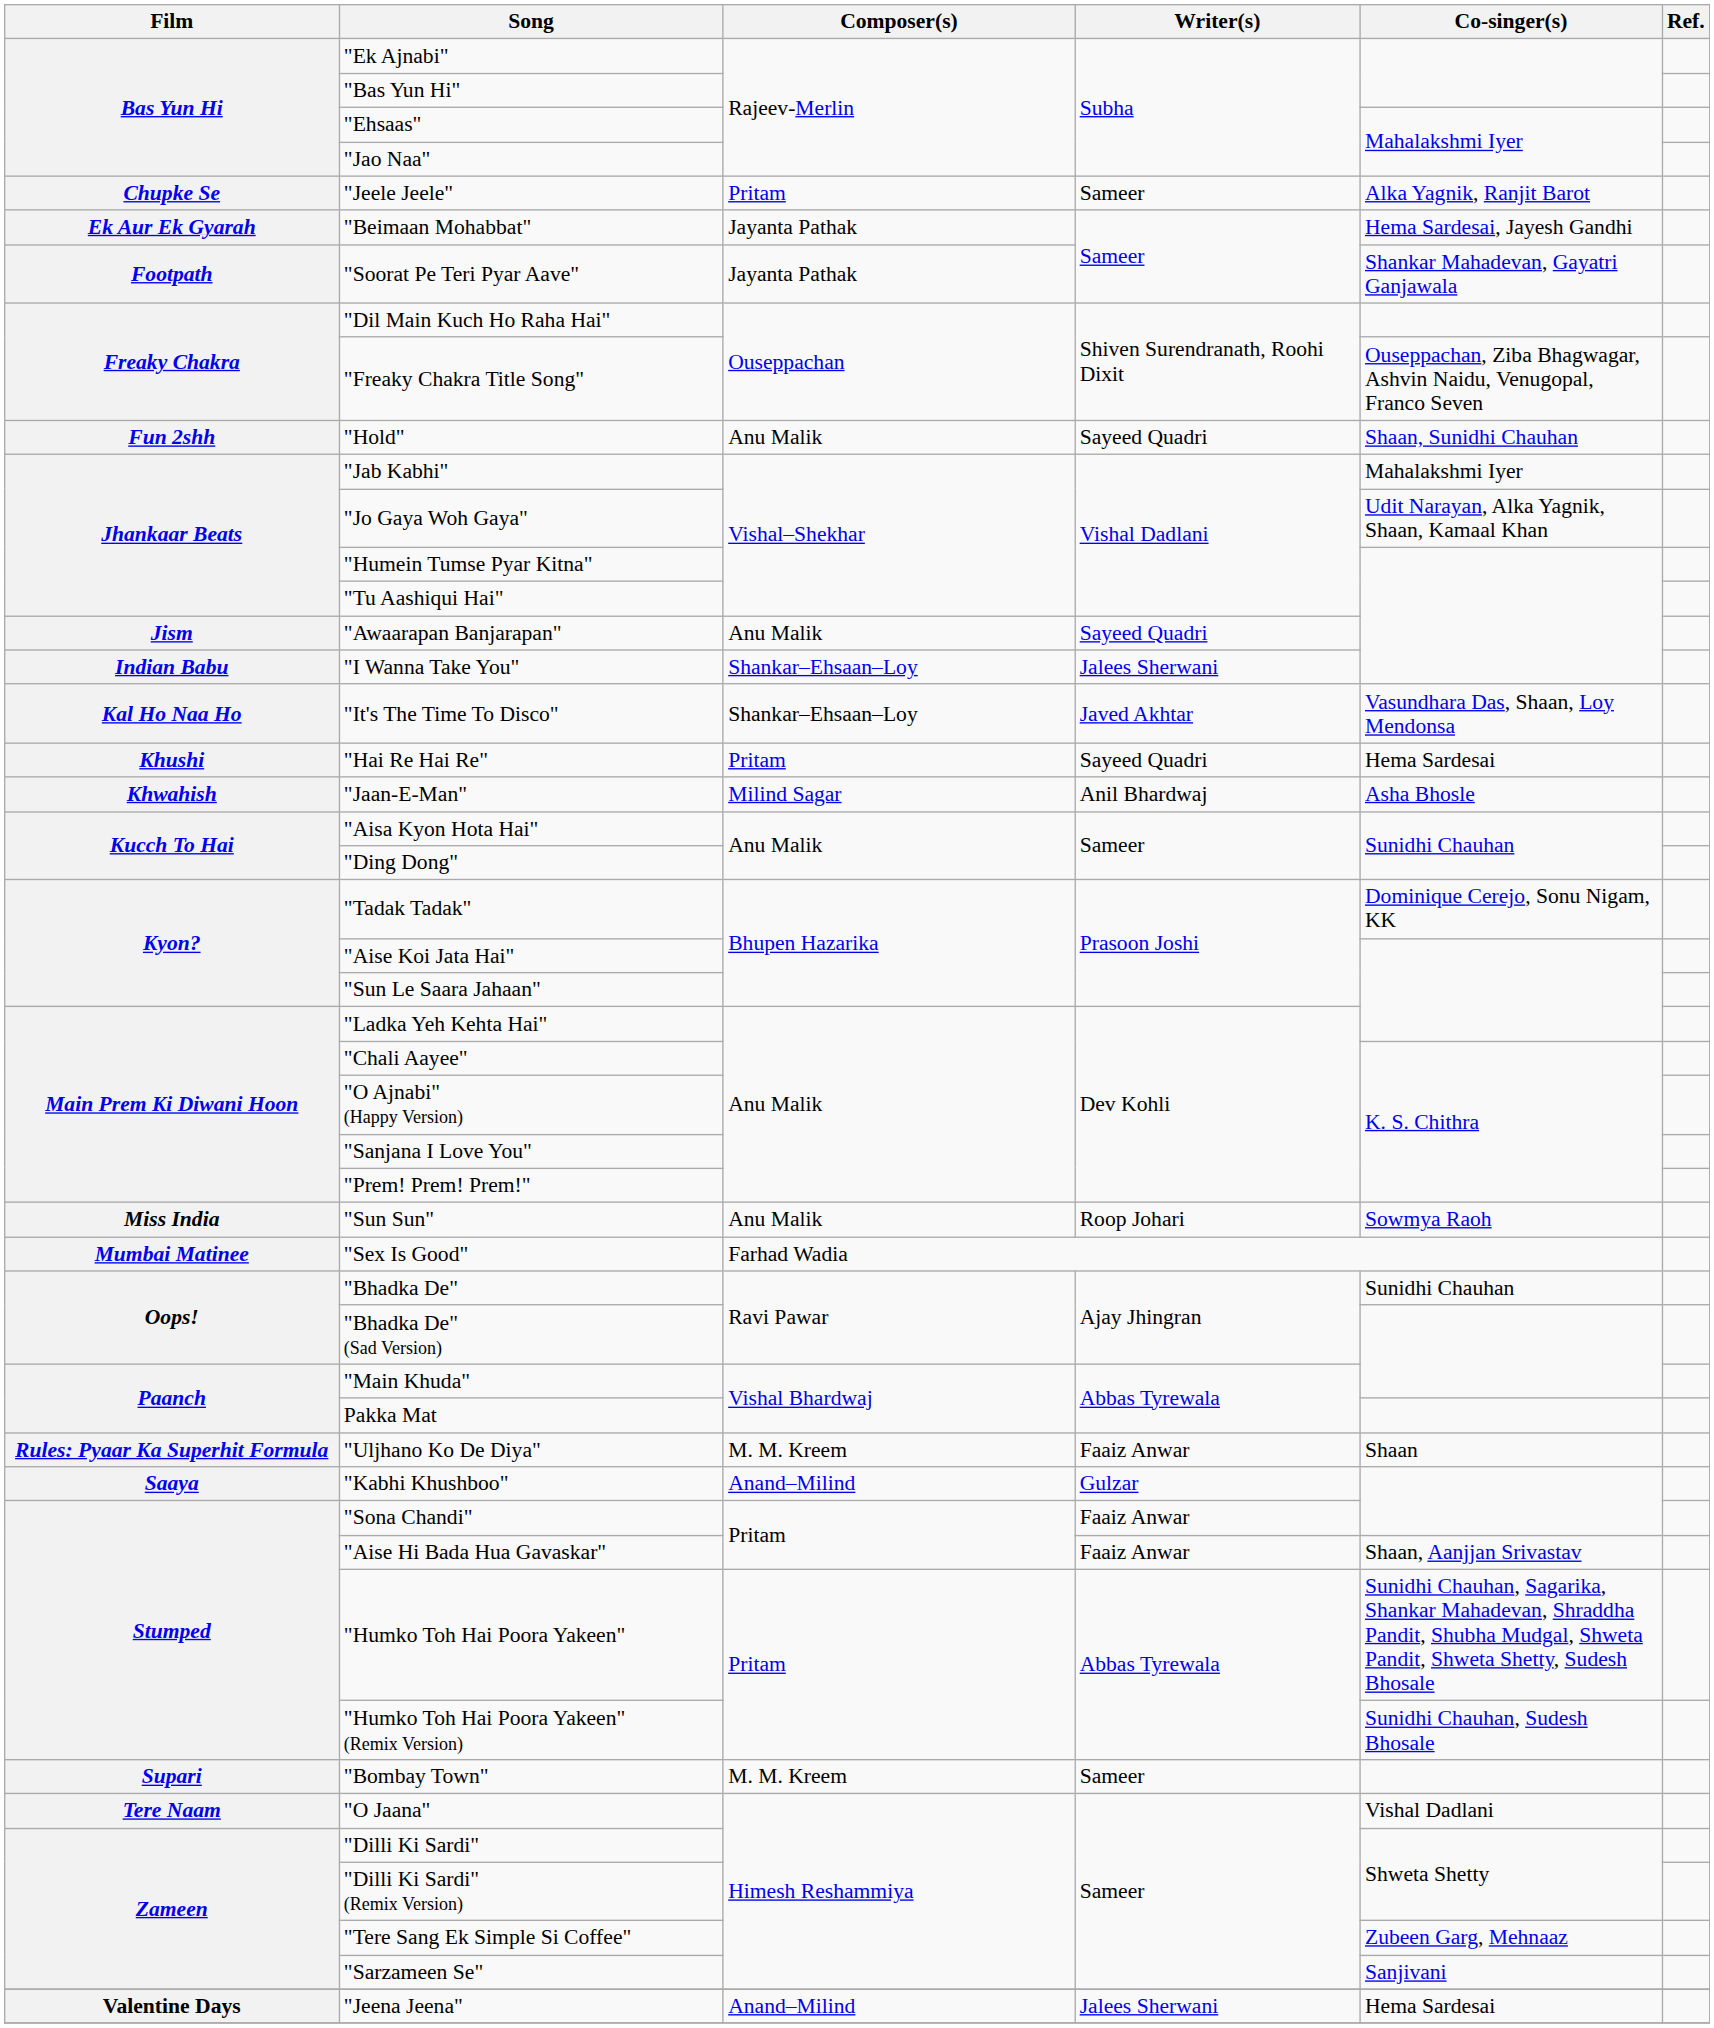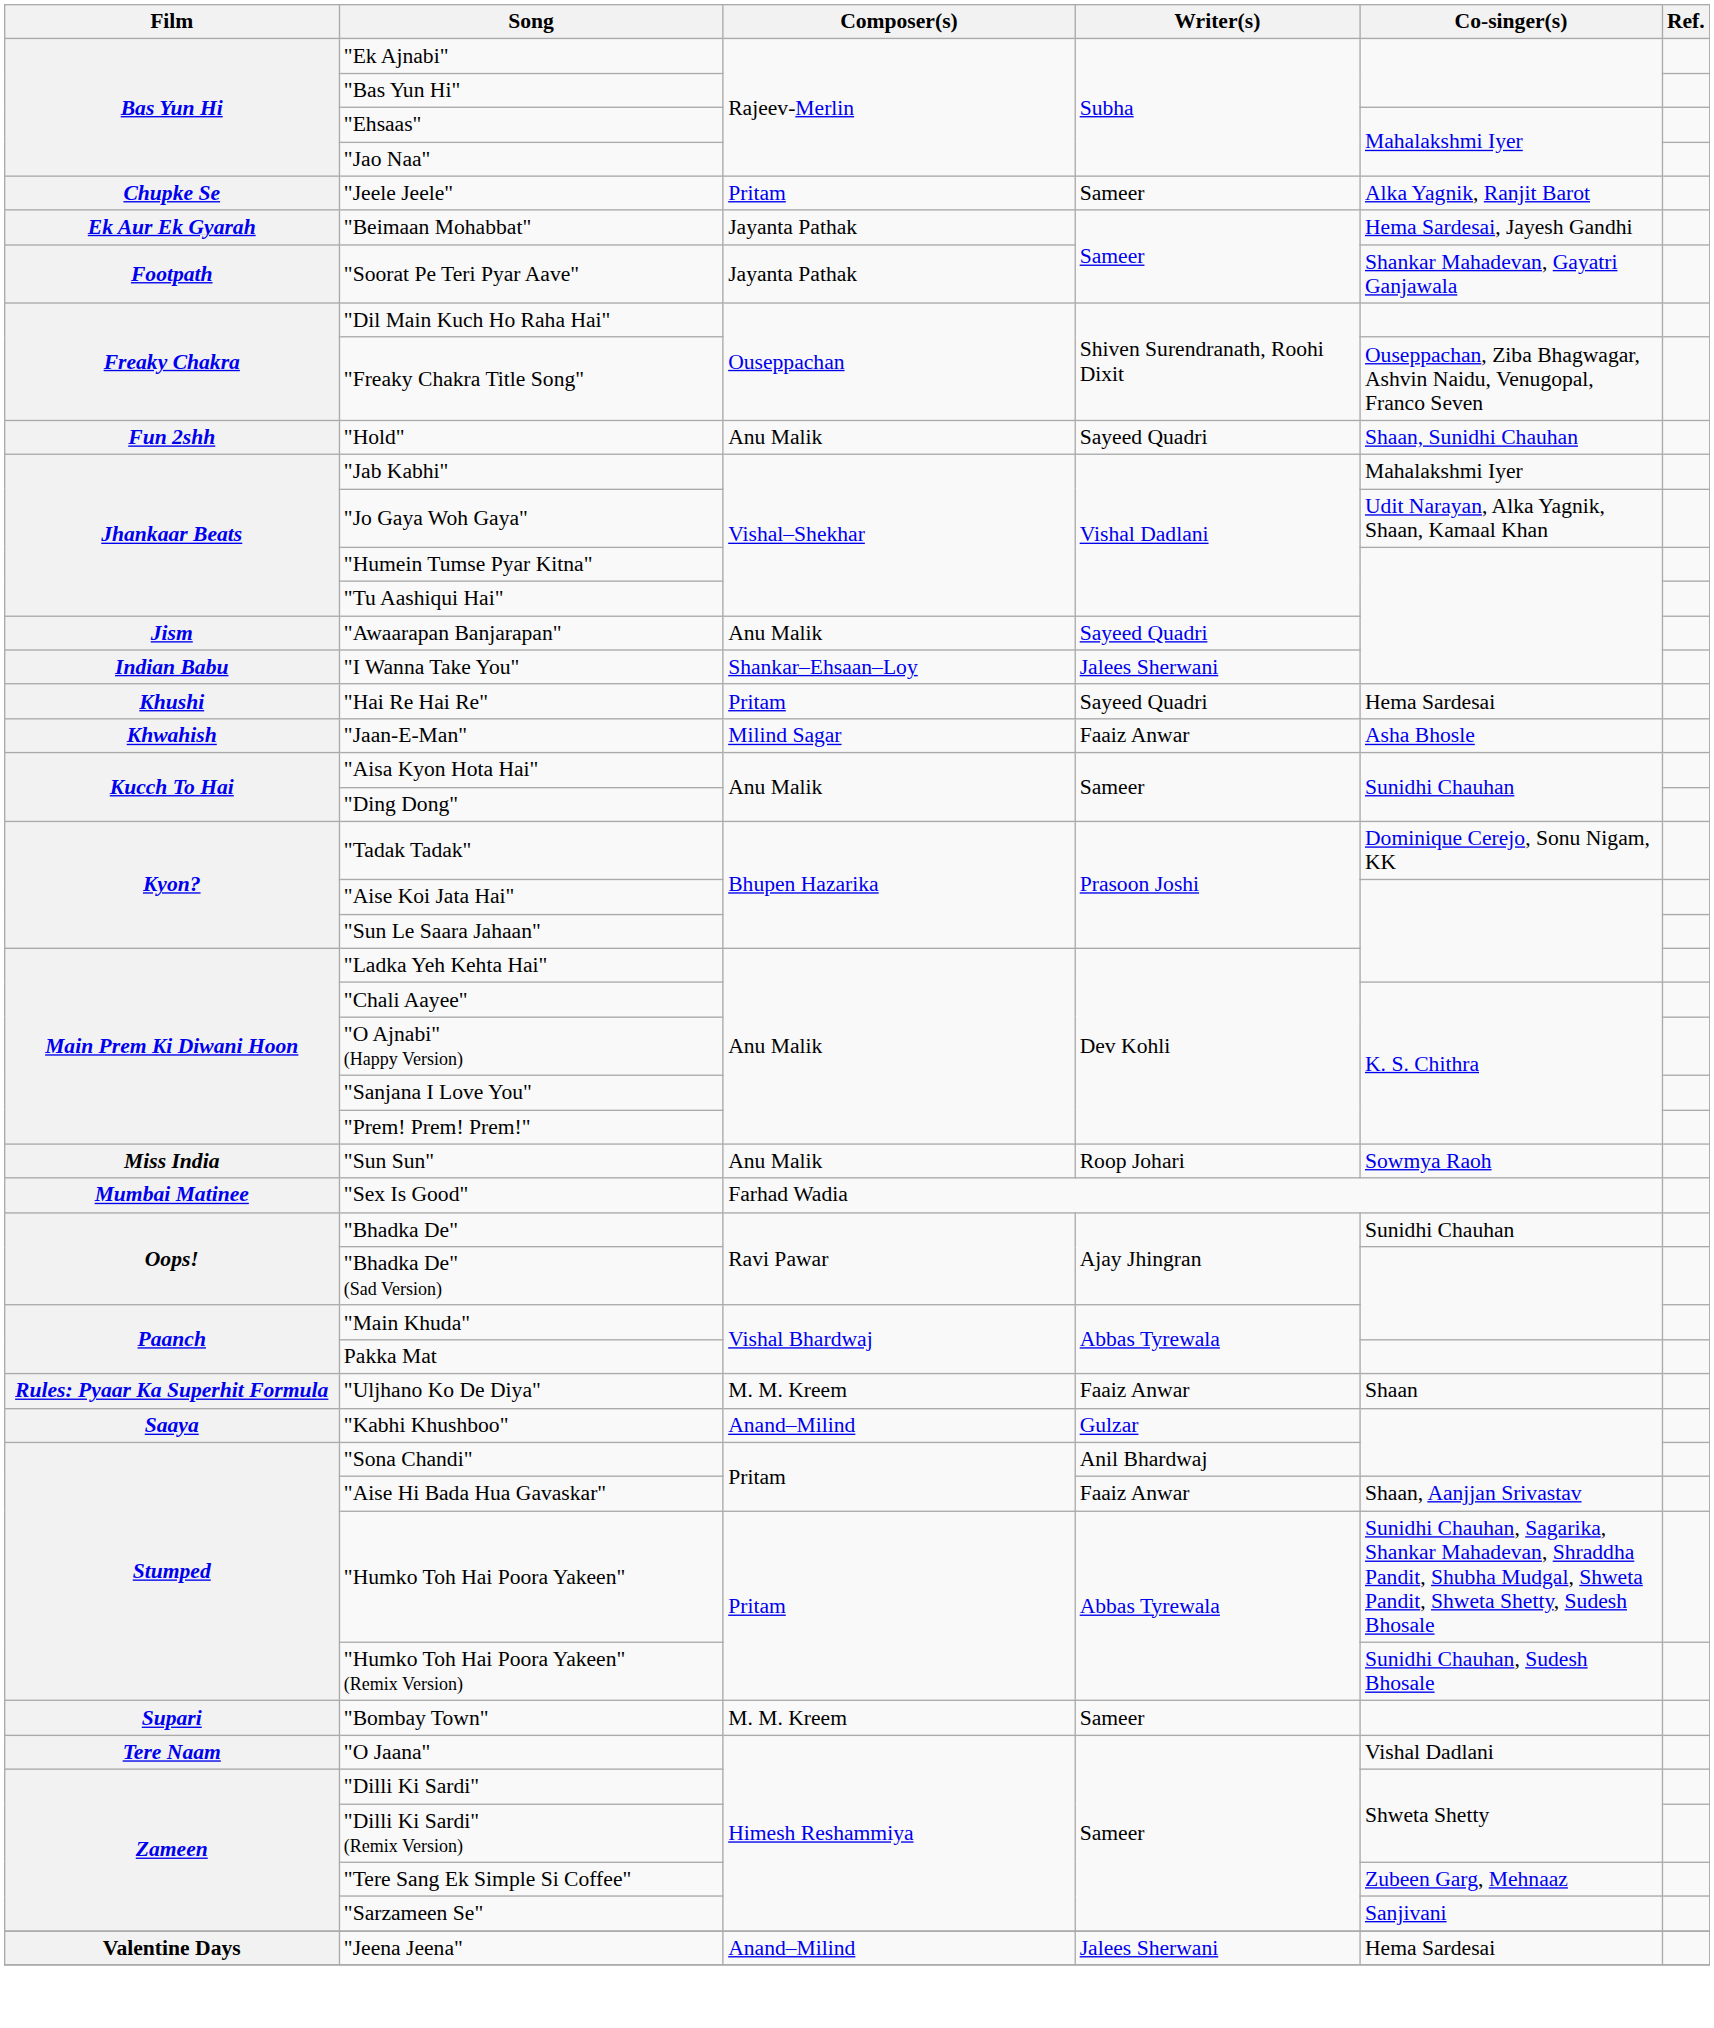- row: (451, 713)
(1144, 793) Anil Bhardwaj -> (1135, 735) Faaiz Anwar
(1135, 1517) Faaiz Anwar -> (1144, 1459) Anil Bhardwaj
